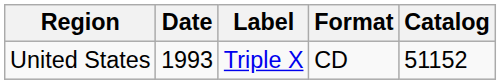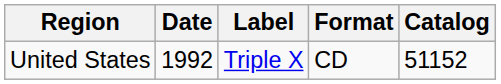(187, 60) 1993 -> (187, 60) 1992
